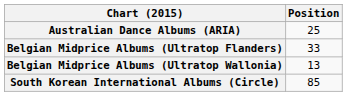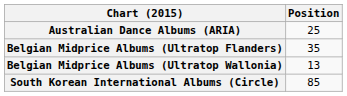(314, 48) 33 -> (314, 48) 35
